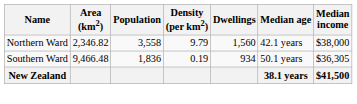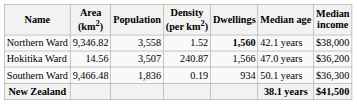(91, 43) 2,346.82 -> (91, 43) 9,346.82
(199, 43) 9.79 -> (199, 43) 1.52
(244, 43) normal -> (244, 43) bold
+ row: (37, 59)
(333, 59) $36,305 -> (333, 75) $36,300
